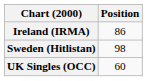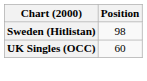- row: (51, 31)
